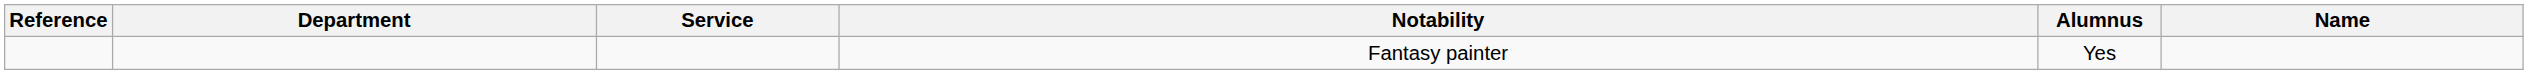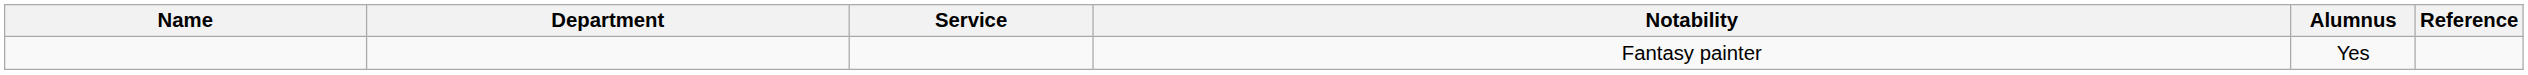columns swapped: (2342, 20) <-> (58, 20)
